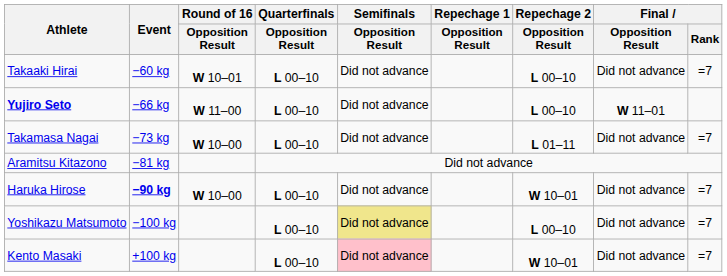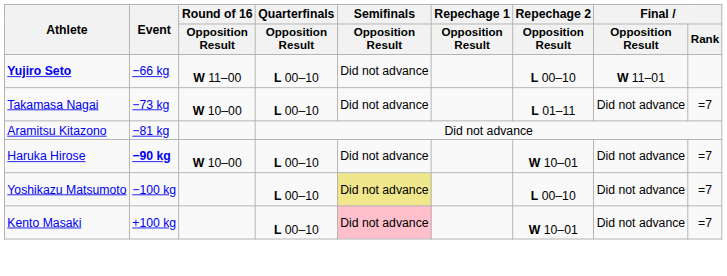- row: (42, 72)
